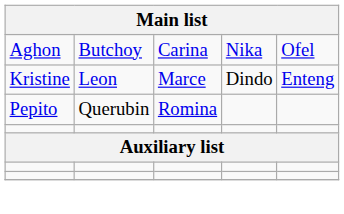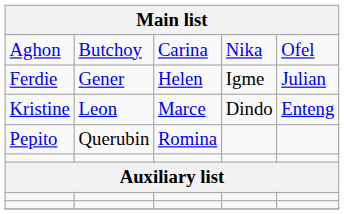+ row: (34, 79)
